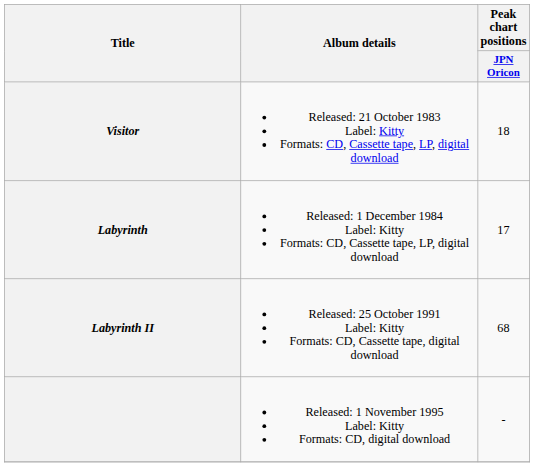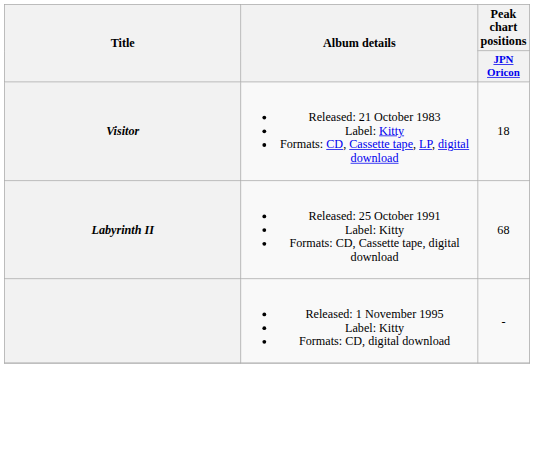- row: (123, 229)
